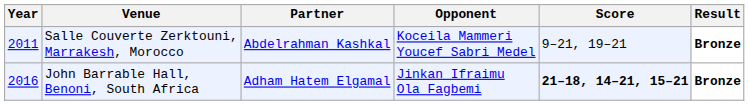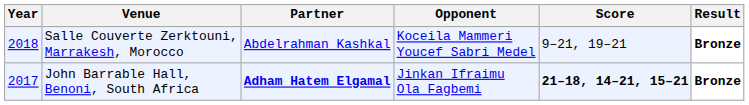(23, 44) 2011 -> (23, 44) 2018
(23, 81) 2016 -> (23, 81) 2017
(317, 81) normal -> (317, 81) bold
